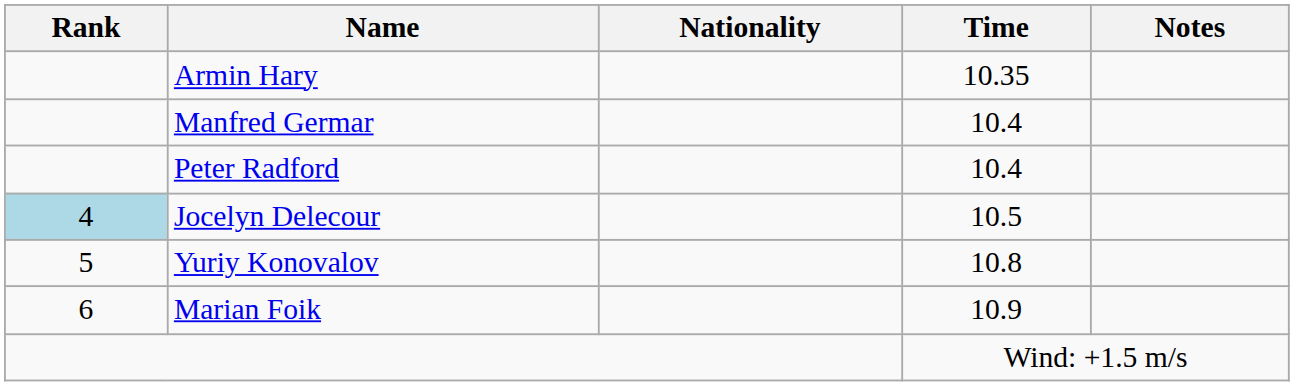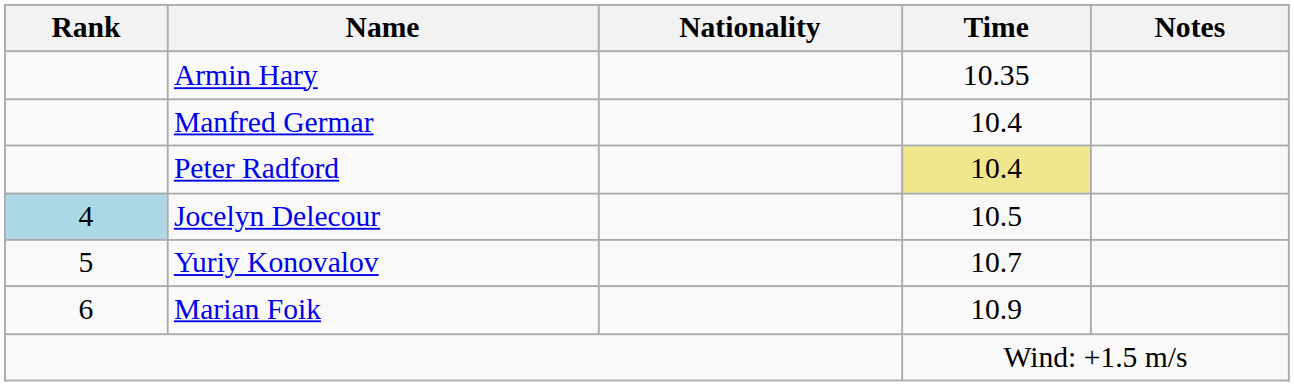(996, 168) no background -> (996, 168) khaki background
(996, 262) 10.8 -> (996, 262) 10.7
